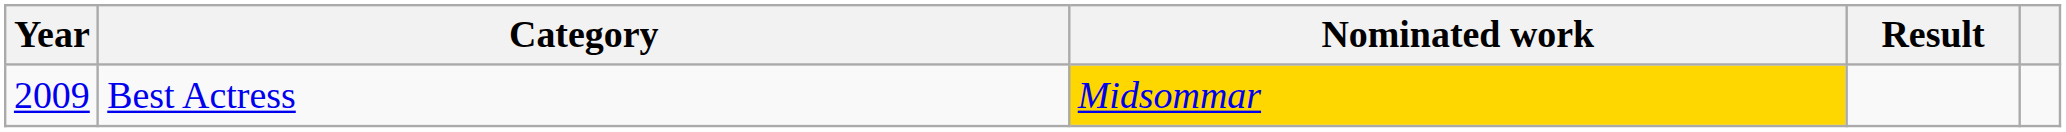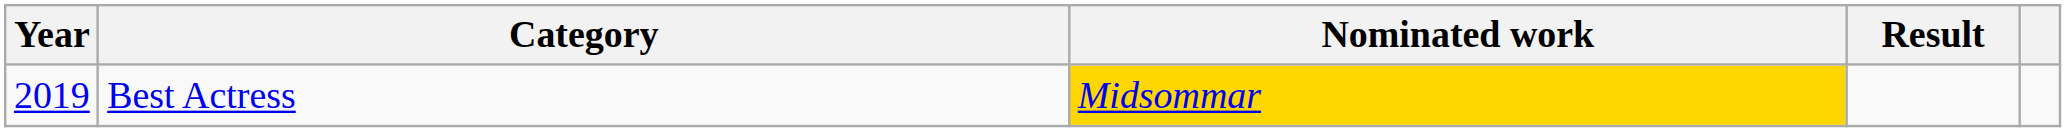(52, 94) 2009 -> (52, 94) 2019
